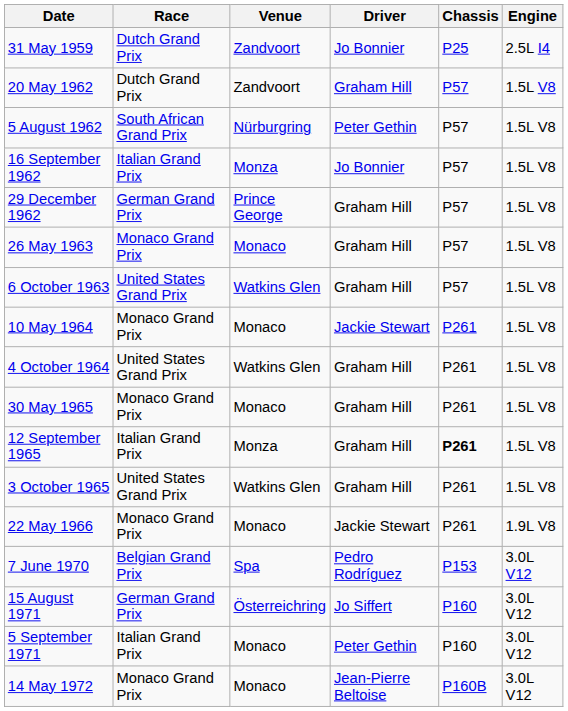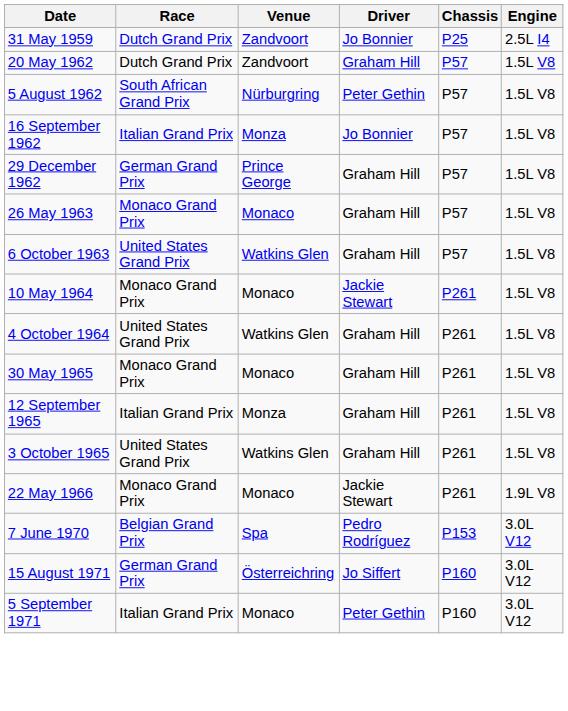(460, 446) bold -> (459, 413) normal
- row: (50, 686)
